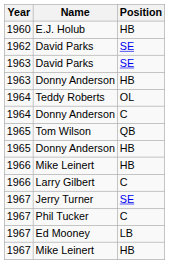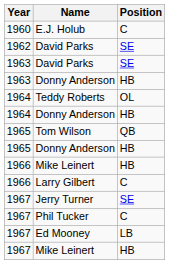(127, 30) HB -> (124, 30) C
(124, 115) C -> (127, 115) HB
